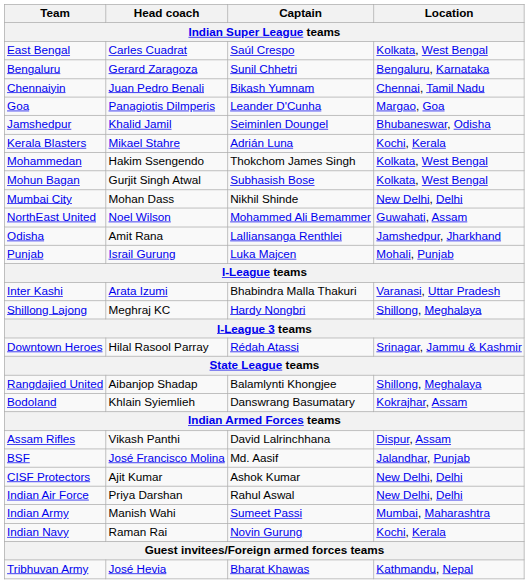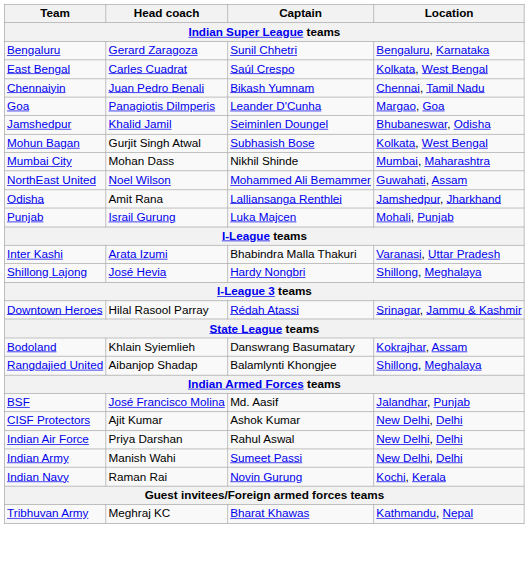rows swapped: (34, 69) <-> (39, 50)
- row: (47, 143)
- row: (44, 161)
(420, 198) New Delhi, Delhi -> (433, 161) Mumbai, Maharashtra
(139, 310) Meghraj KC -> (137, 273) José Hevia
rows swapped: (32, 402) <-> (55, 384)
- row: (41, 439)
(433, 513) Mumbai, Maharashtra -> (420, 458) New Delhi, Delhi
(137, 569) José Hevia -> (139, 513) Meghraj KC
